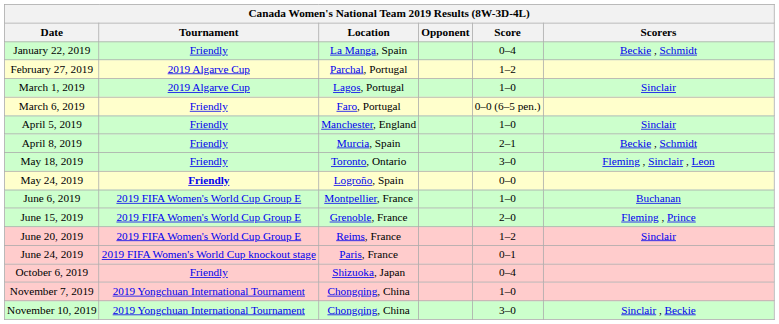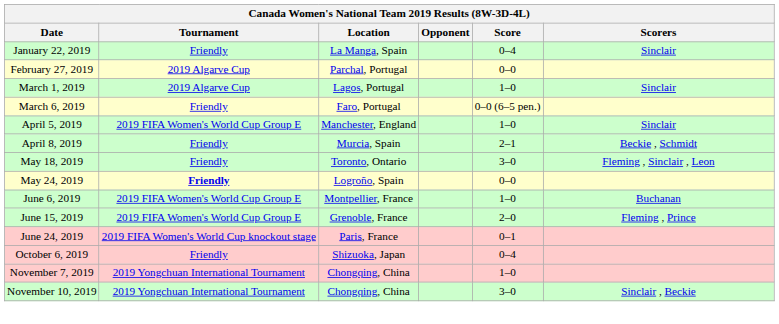(658, 51) Beckie , Schmidt -> (658, 51) Sinclair
(508, 69) 1–2 -> (508, 69) 0–0
(209, 125) Friendly -> (209, 125) 2019 FIFA Women's World Cup Group E
- row: (52, 236)
